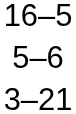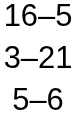rows swapped: (38, 57) <-> (38, 100)
